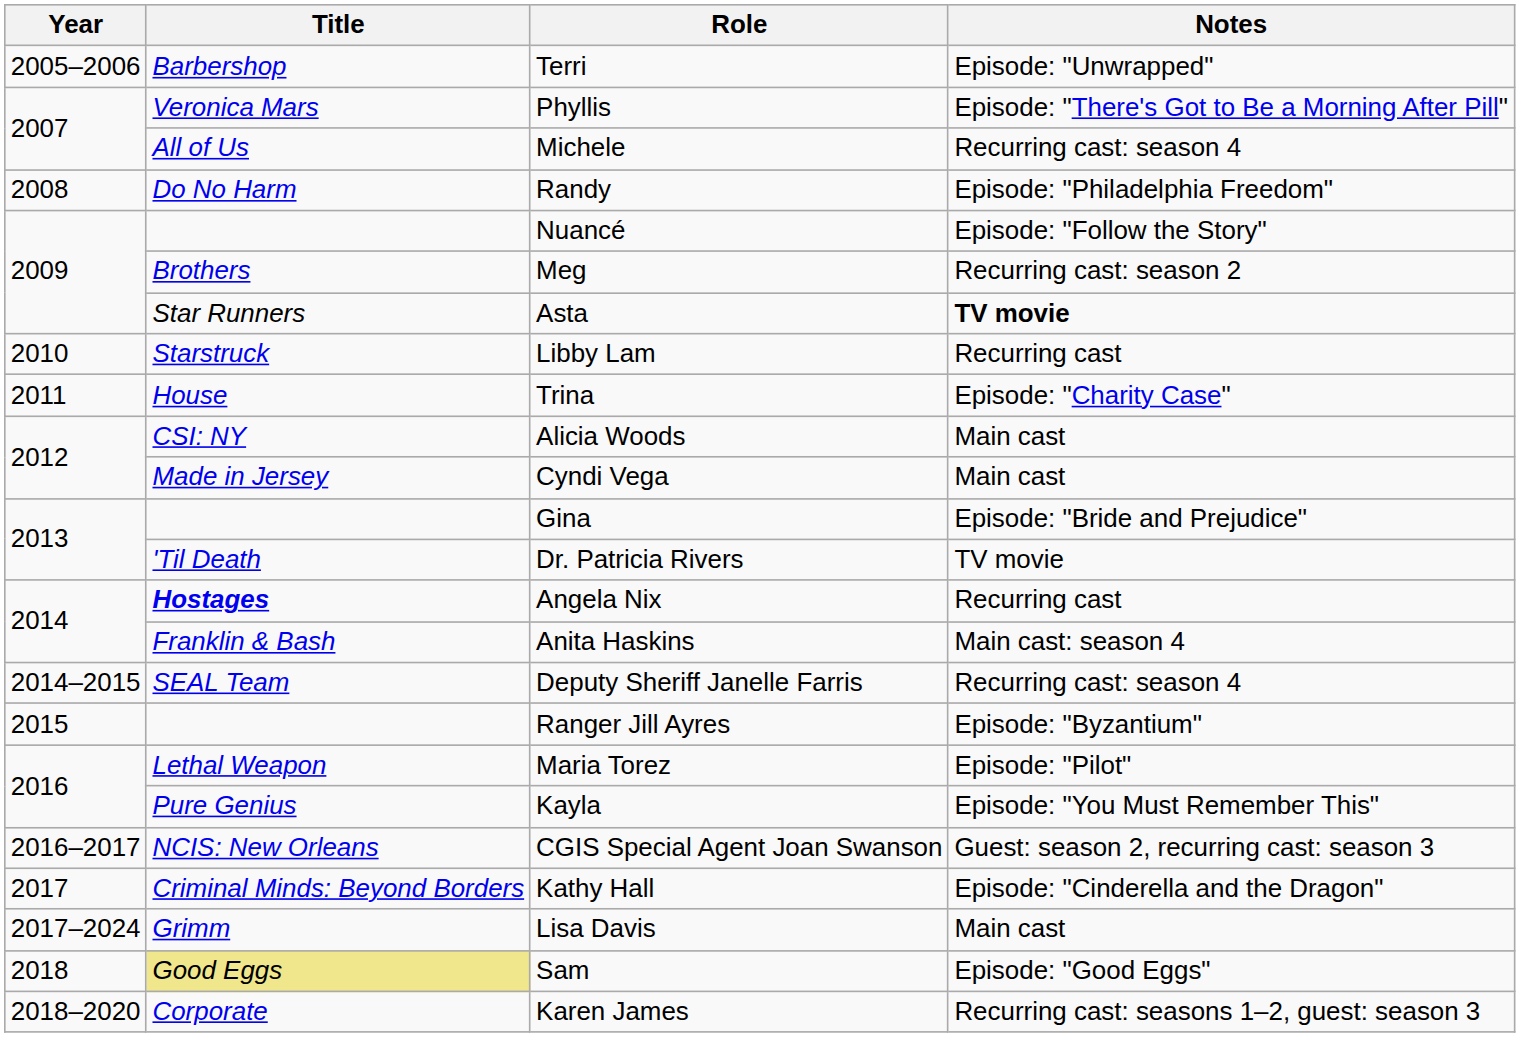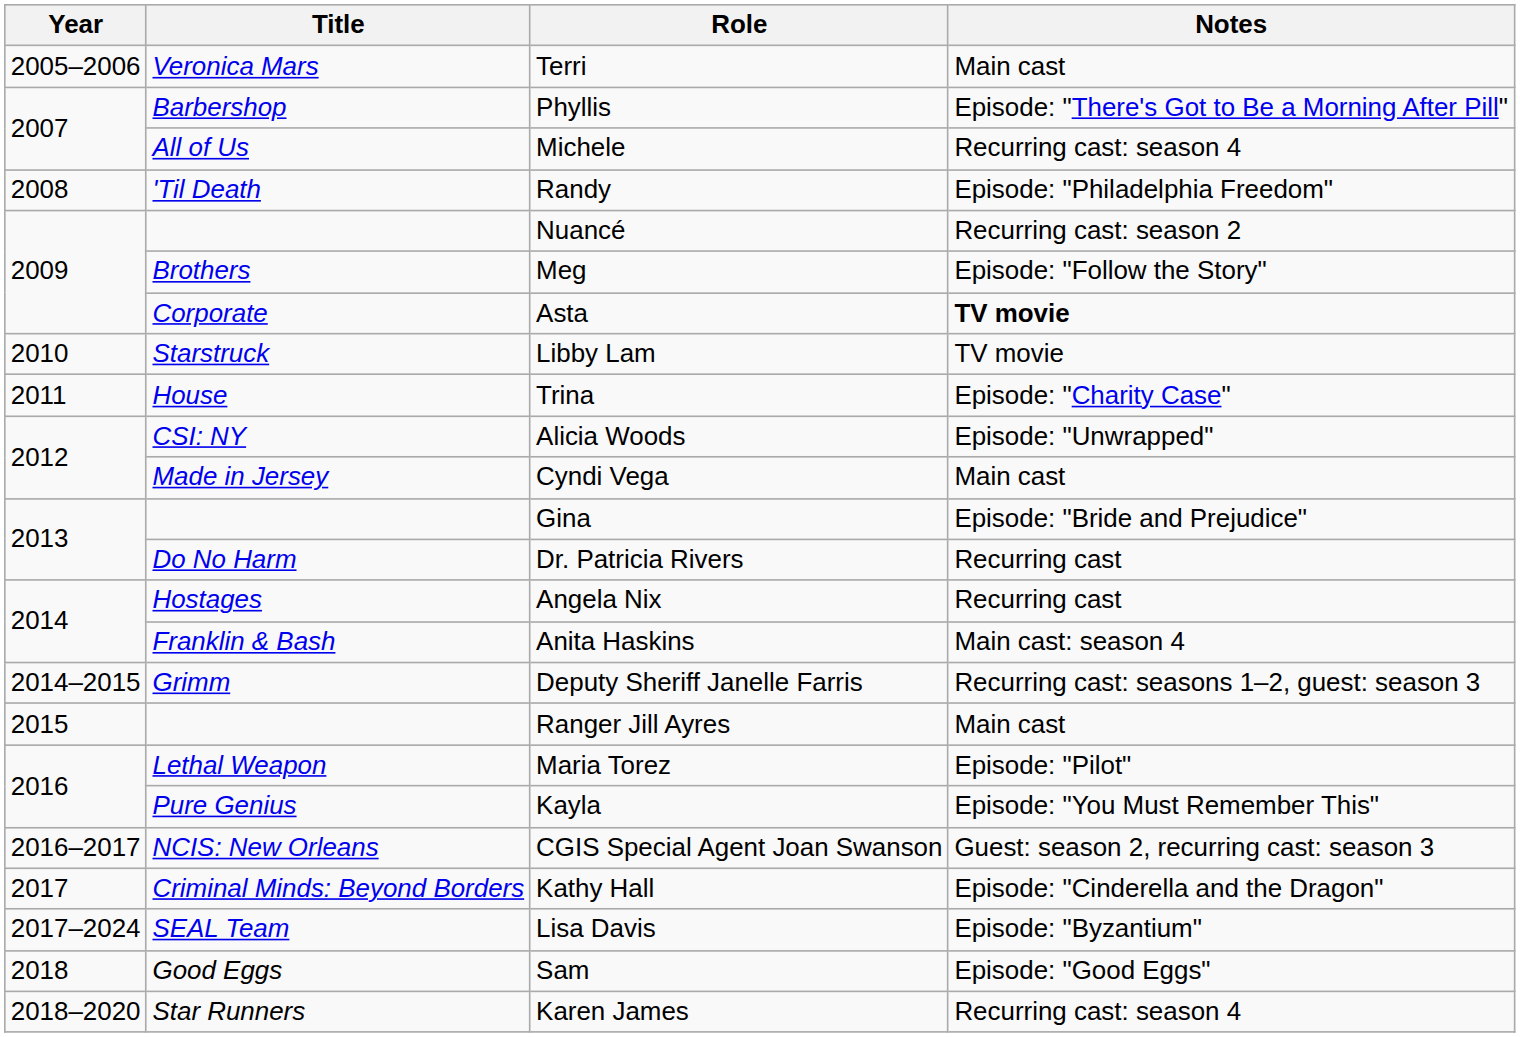(219, 66) Barbershop -> (236, 66) Veronica Mars
(1084, 66) Episode: "Unwrapped" -> (1010, 66) Main cast
(236, 107) Veronica Mars -> (219, 107) Barbershop
(224, 189) Do No Harm -> (207, 189) 'Til Death
(1111, 230) Episode: "Follow the Story" -> (1098, 230) Recurring cast: season 2
(1098, 271) Recurring cast: season 2 -> (1111, 271) Episode: "Follow the Story"
(229, 312) Star Runners -> (210, 312) Corporate
(1038, 353) Recurring cast -> (1009, 353) TV movie
(1010, 436) Main cast -> (1084, 436) Episode: "Unwrapped"
(207, 559) 'Til Death -> (224, 559) Do No Harm
(1009, 559) TV movie -> (1038, 559) Recurring cast
(211, 600) bold -> (207, 600) normal
(221, 682) SEAL Team -> (191, 682) Grimm
(1098, 682) Recurring cast: season 4 -> (1217, 682) Recurring cast: seasons 1–2, guest: season 3
(1078, 723) Episode: "Byzantium" -> (1010, 723) Main cast
(191, 929) Grimm -> (221, 929) SEAL Team
(1010, 929) Main cast -> (1078, 929) Episode: "Byzantium"
(217, 970) khaki background -> (217, 970) no background
(210, 1011) Corporate -> (229, 1011) Star Runners
(1217, 1011) Recurring cast: seasons 1–2, guest: season 3 -> (1098, 1011) Recurring cast: season 4
